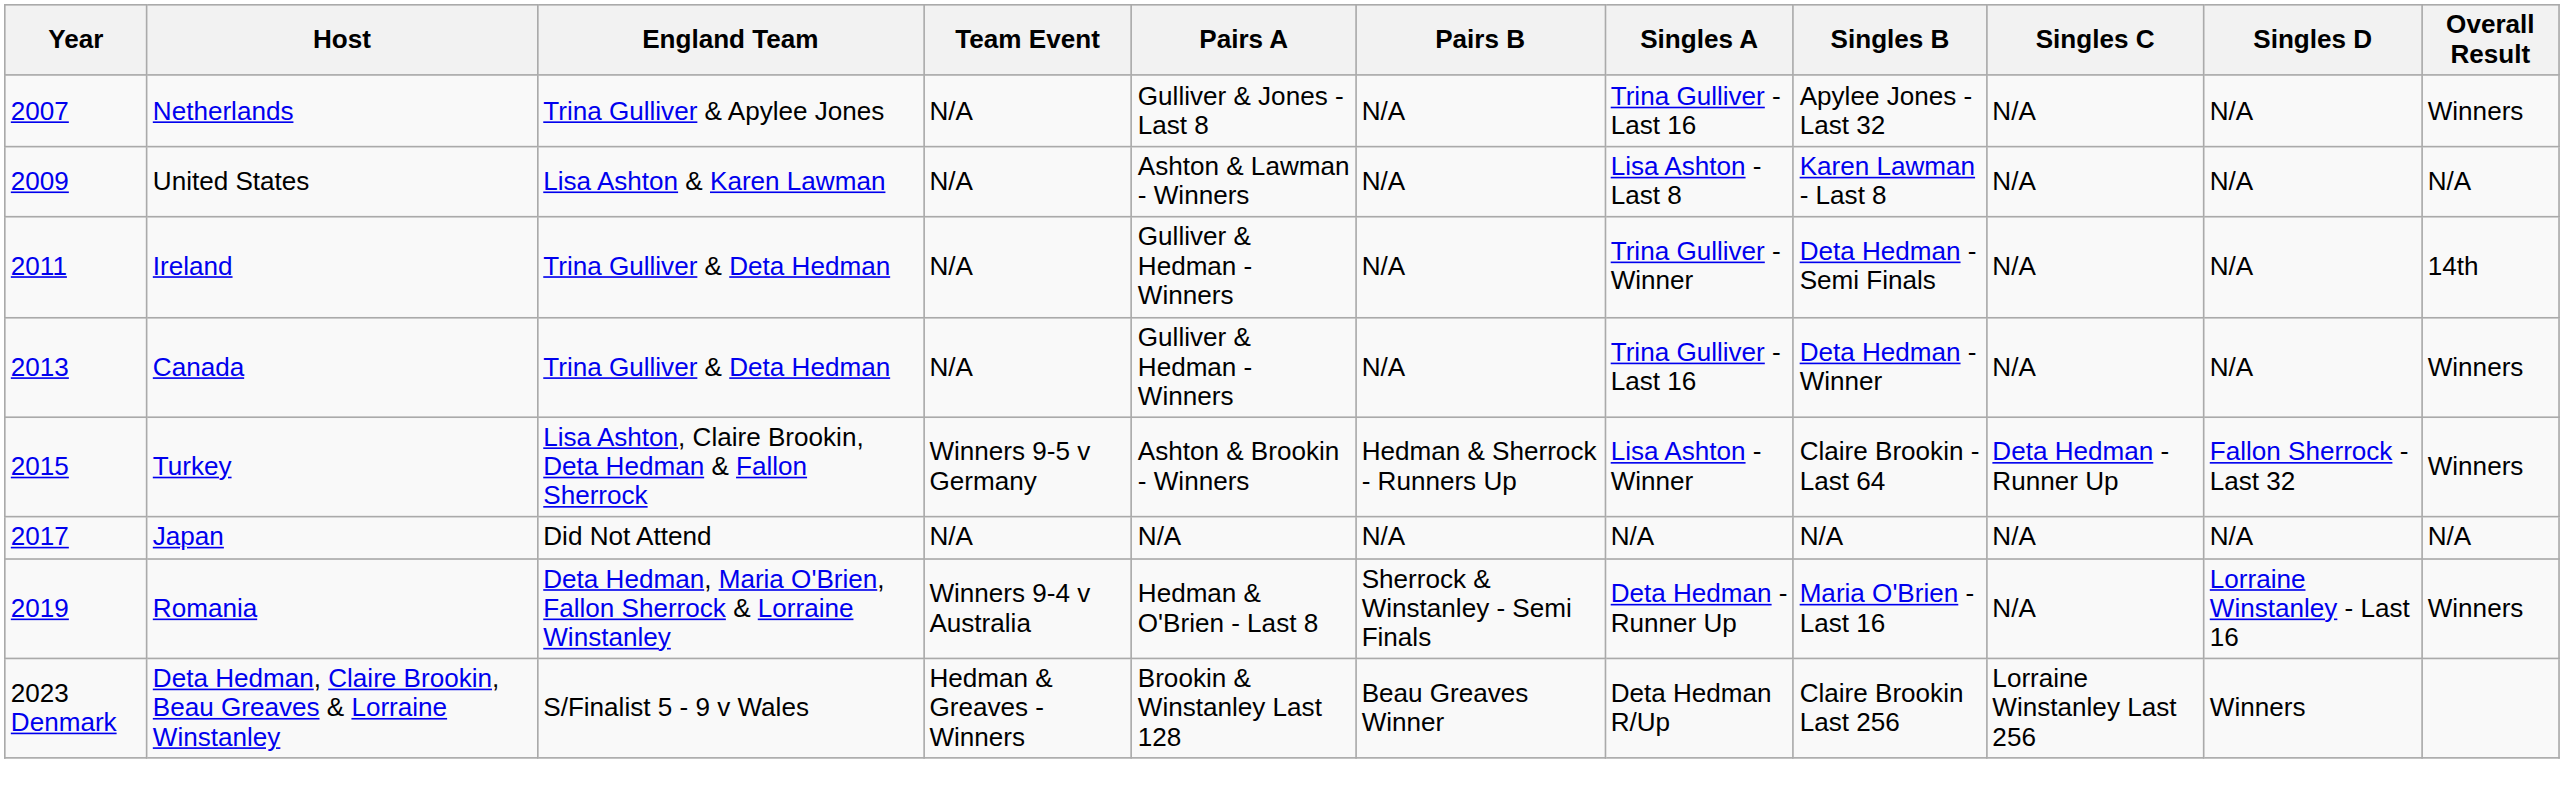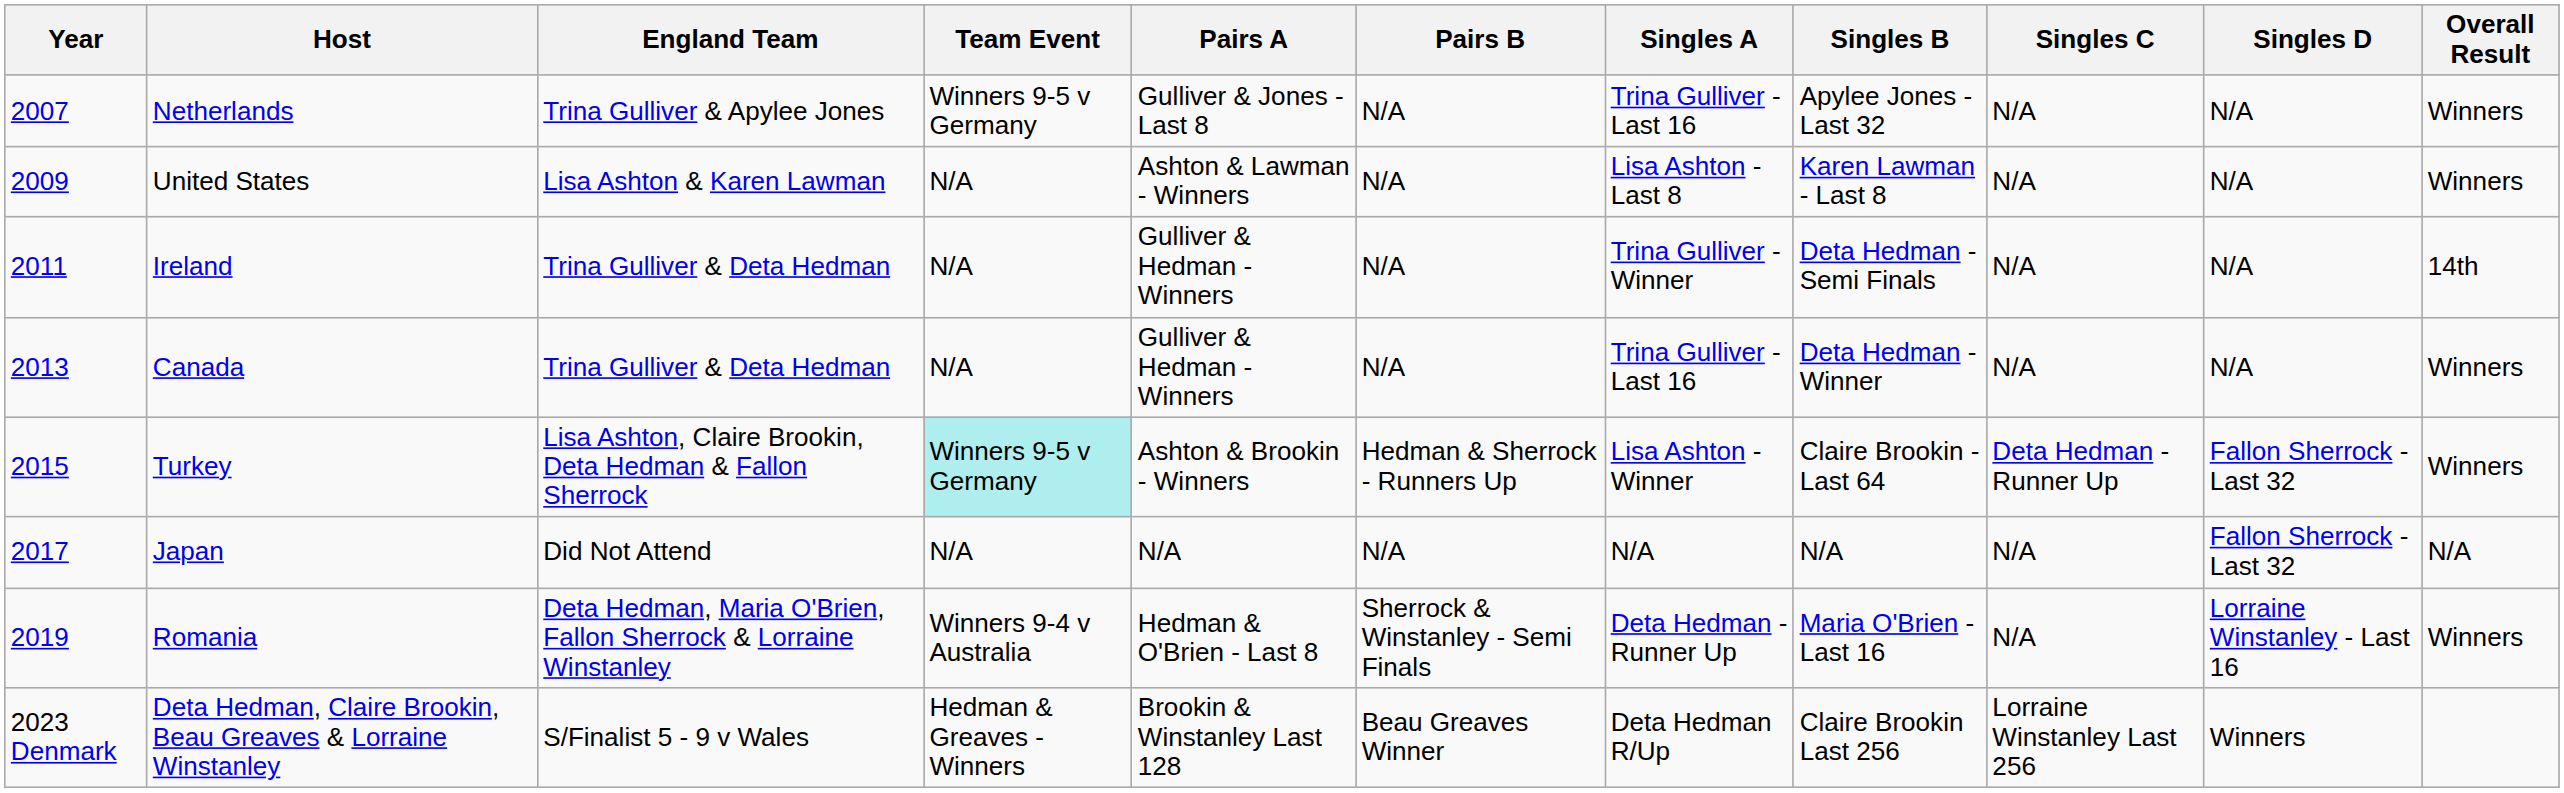(951, 110) N/A -> (1010, 110) Winners 9-5 v Germany
(2449, 181) N/A -> (2476, 181) Winners
(1010, 466) no background -> (1010, 466) paleturquoise background
(2232, 537) N/A -> (2309, 552) Fallon Sherrock - Last 32
